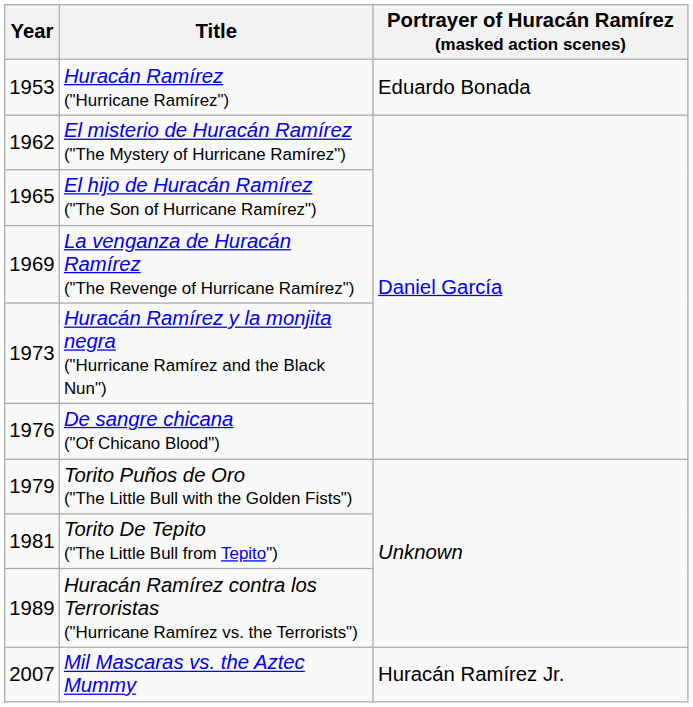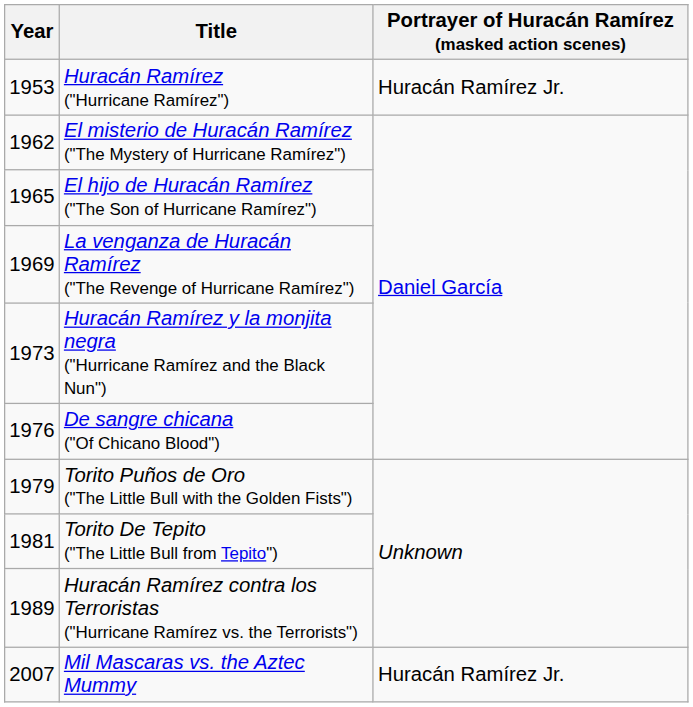(454, 87) Eduardo Bonada -> (471, 87) Huracán Ramírez Jr.
